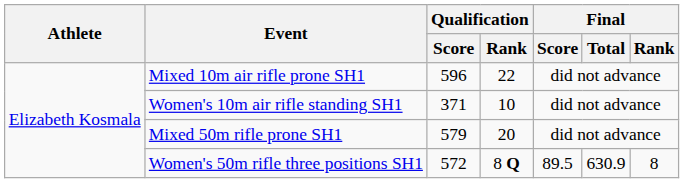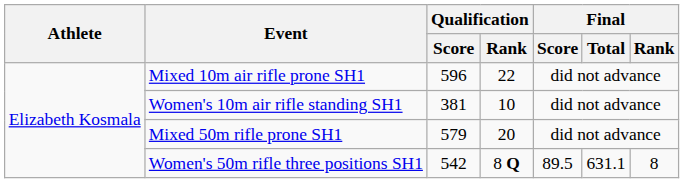(454, 105) 371 -> (454, 105) 381
(454, 162) 572 -> (454, 162) 542
(606, 162) 630.9 -> (606, 162) 631.1
